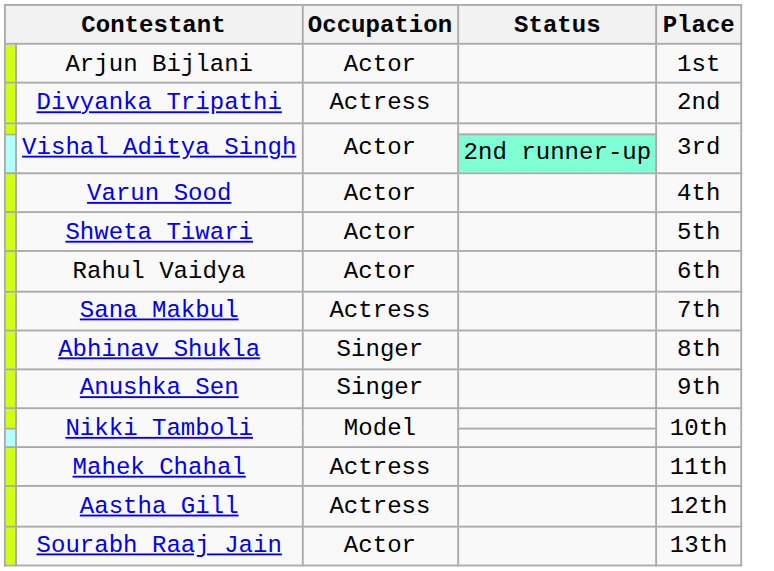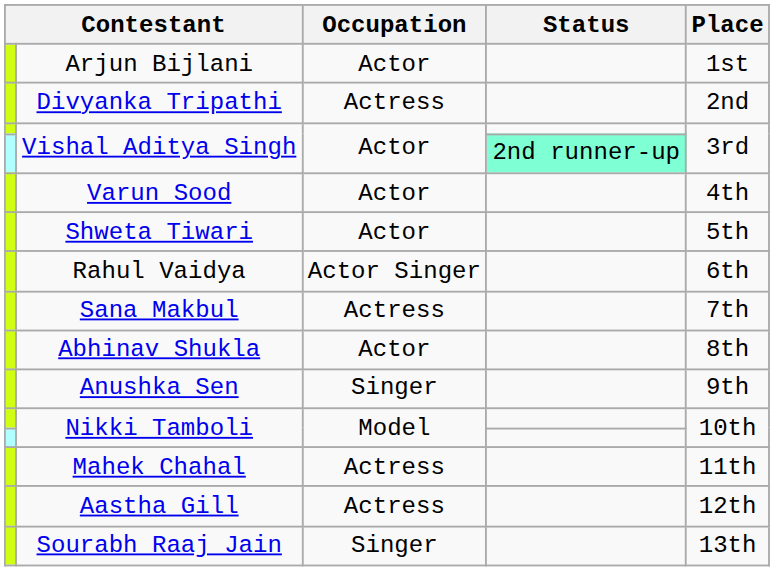(380, 271) Actor -> (394, 271) Actor Singer
(380, 350) Singer -> (394, 350) Actor
(380, 546) Actor -> (394, 546) Singer
